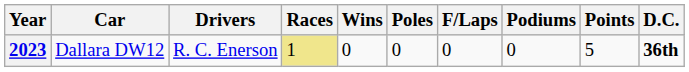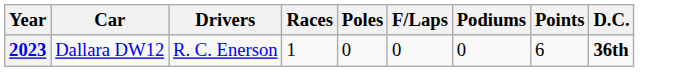- column: (362, 19)
(291, 50) khaki background -> (291, 50) no background
(589, 50) 5 -> (540, 50) 6
